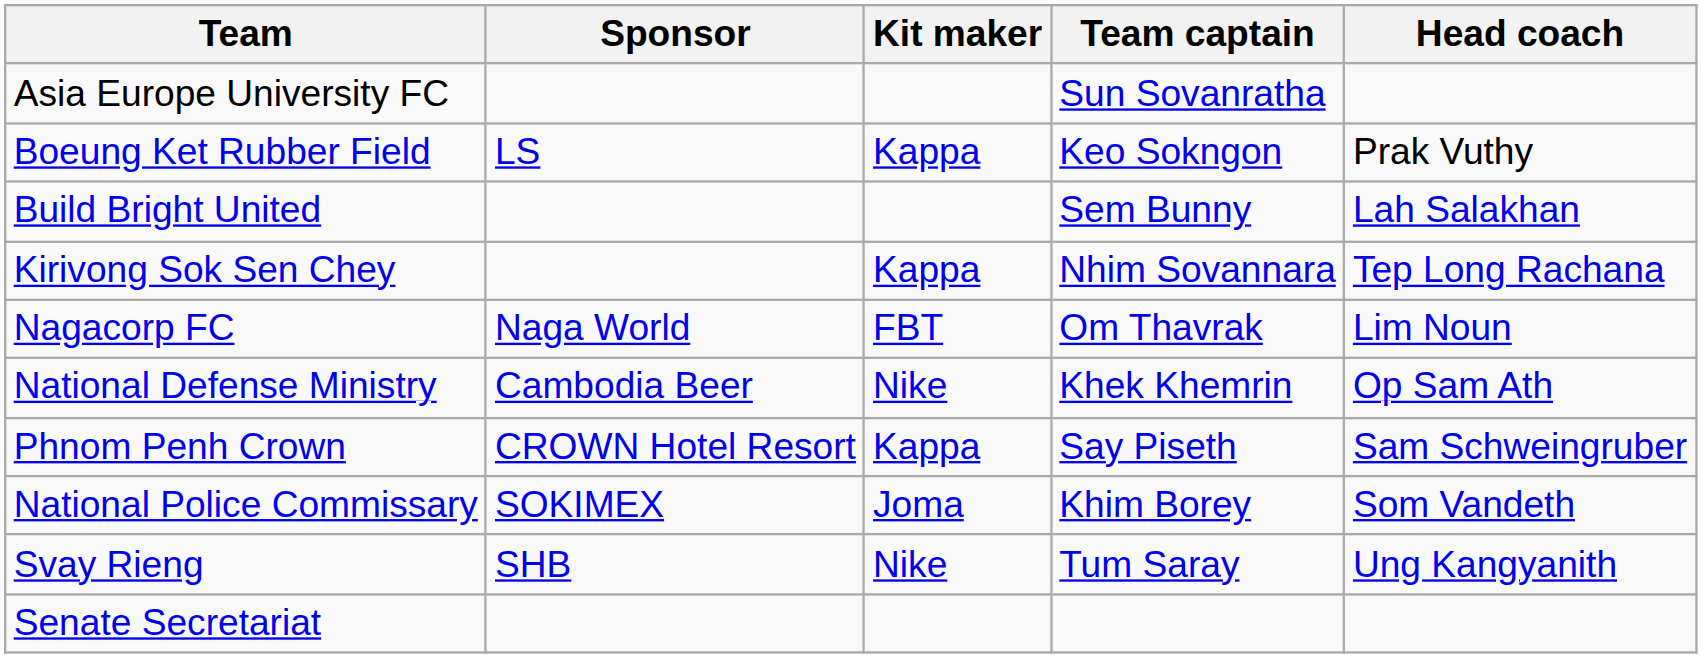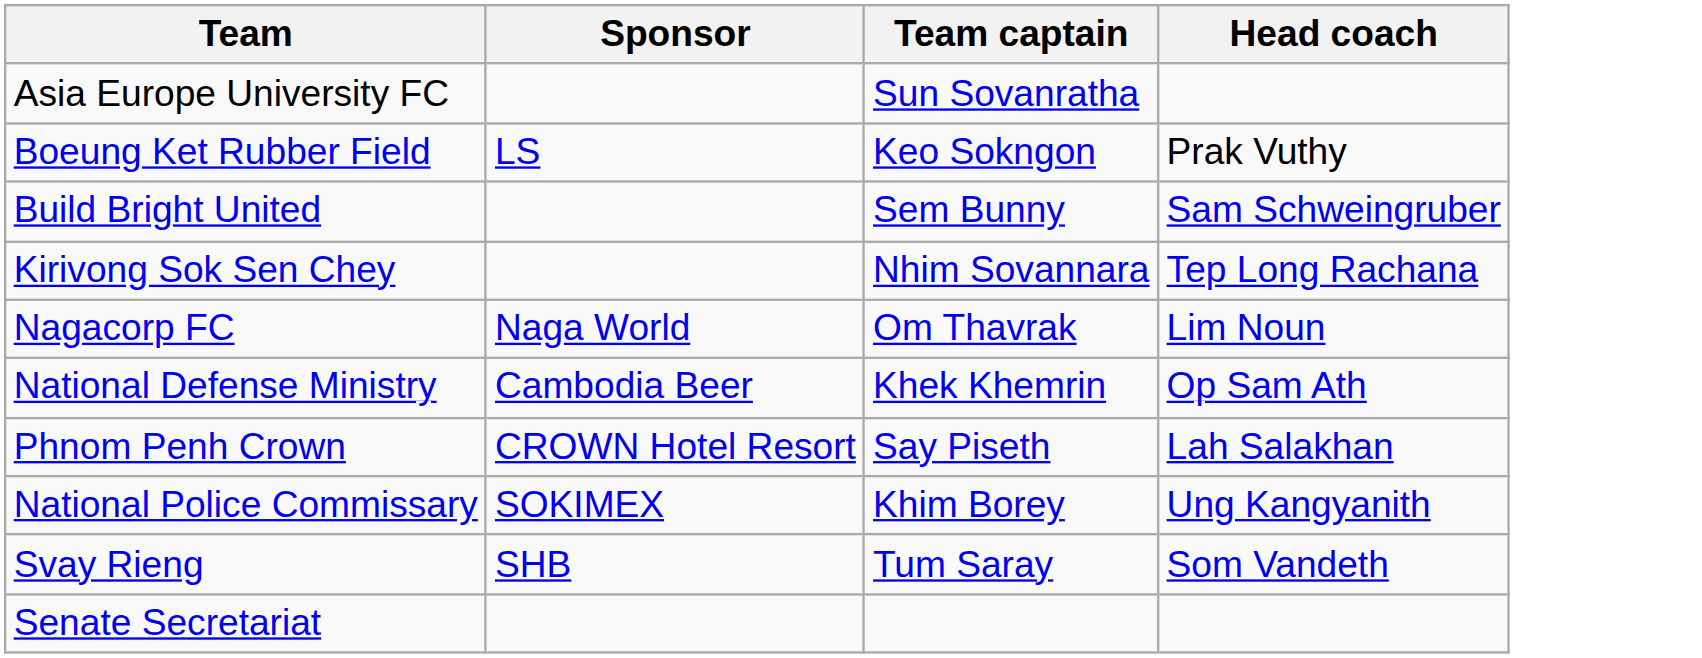- column: (958, 33)
(1466, 210) Lah Salakhan -> (1334, 210) Sam Schweingruber
(1520, 446) Sam Schweingruber -> (1280, 446) Lah Salakhan
(1464, 504) Som Vandeth -> (1299, 504) Ung Kangyanith
(1485, 563) Ung Kangyanith -> (1278, 563) Som Vandeth
